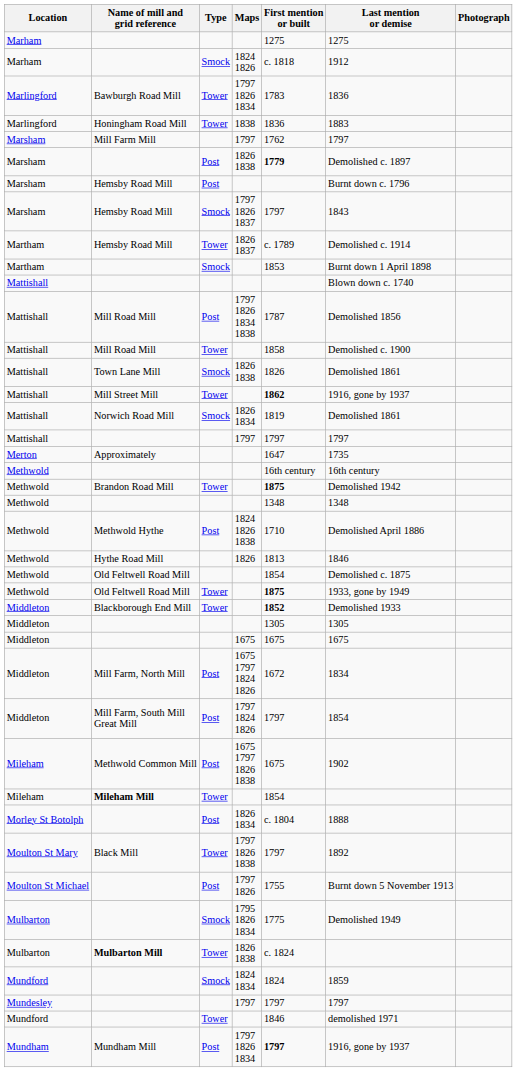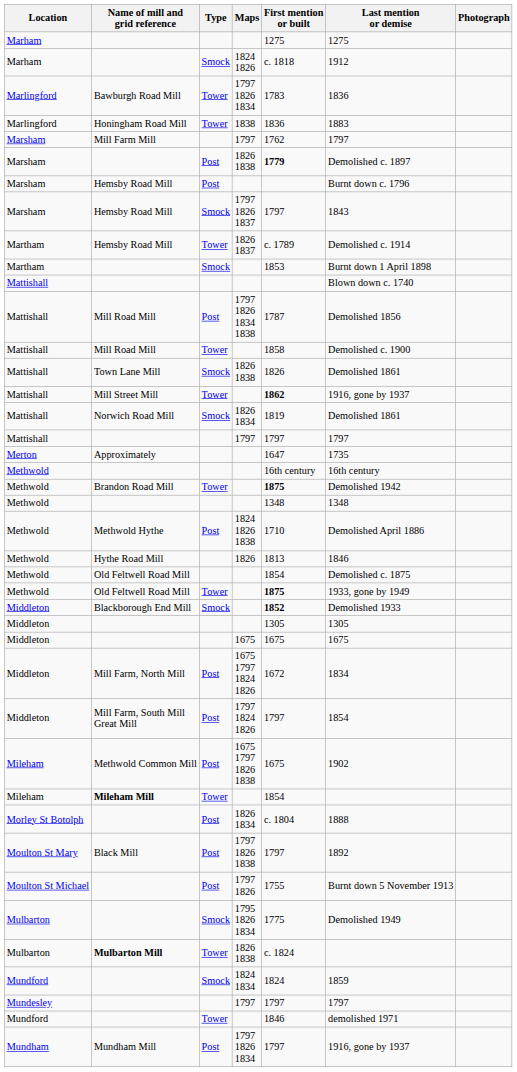(215, 607) Tower -> (216, 607) Smock
(215, 852) Tower -> (210, 852) Post
(274, 1047) bold -> (274, 1047) normal
